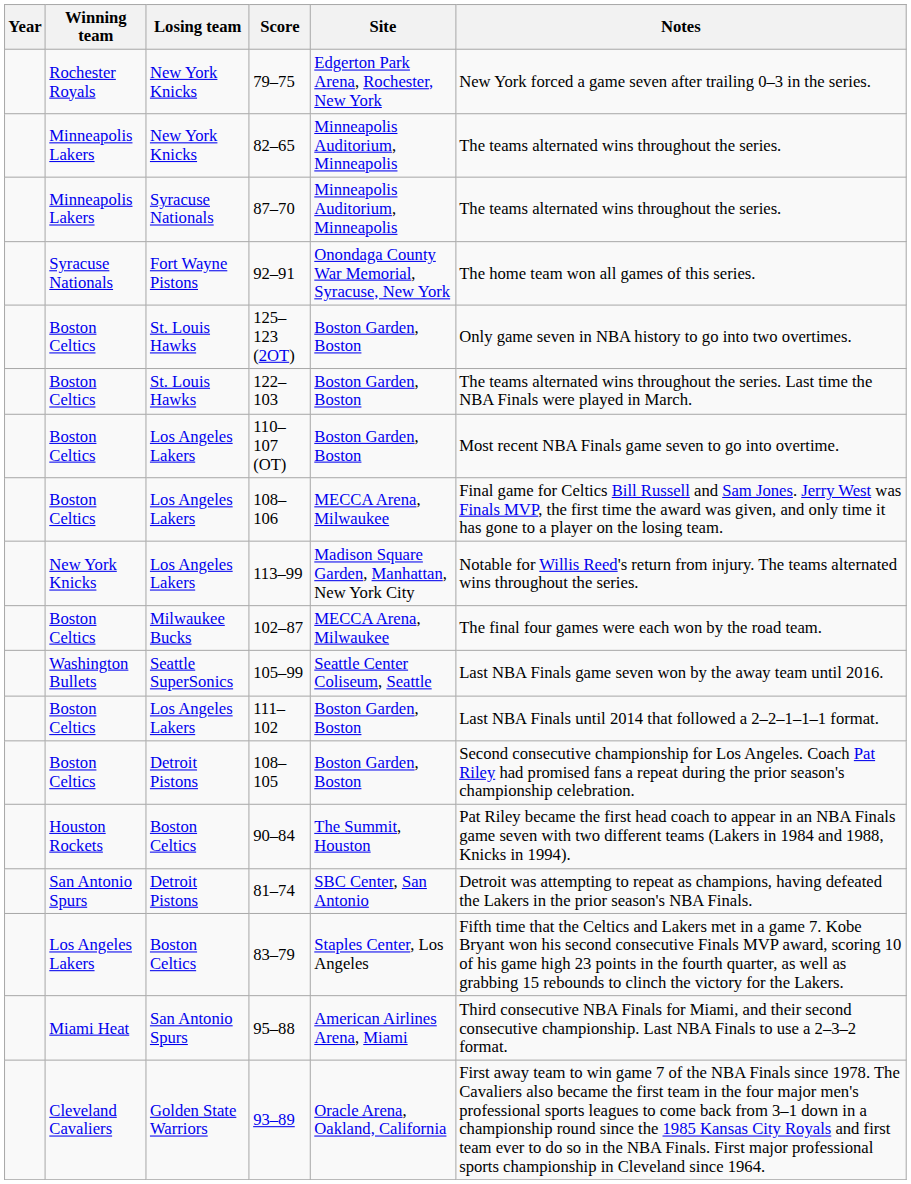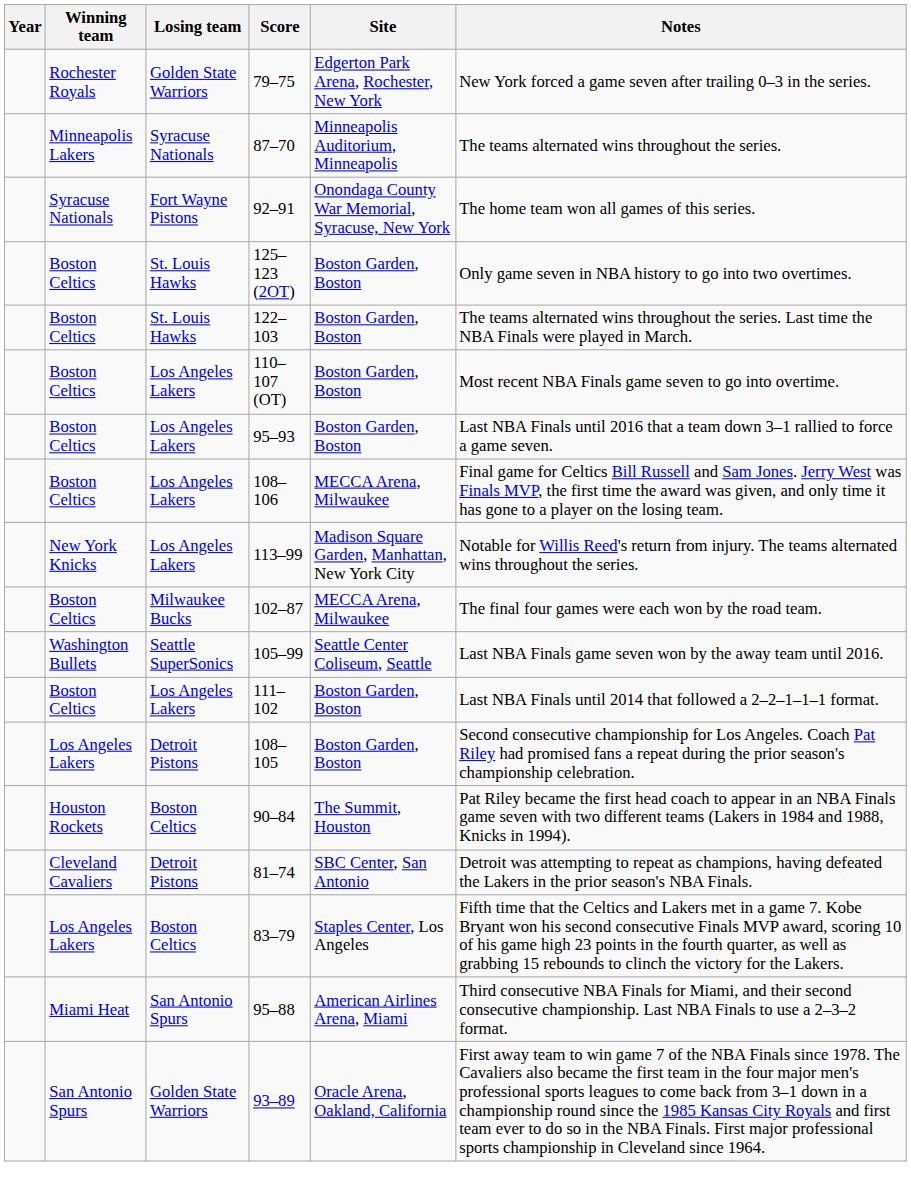(184, 81) New York Knicks -> (193, 81) Golden State Warriors
- row: (274, 145)
+ row: (274, 436)
(73, 772) Boston Celtics -> (91, 753) Los Angeles Lakers
(91, 890) San Antonio Spurs -> (83, 872) Cleveland Cavaliers
(83, 1119) Cleveland Cavaliers -> (91, 1101) San Antonio Spurs
